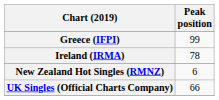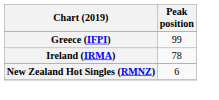- row: (90, 87)
